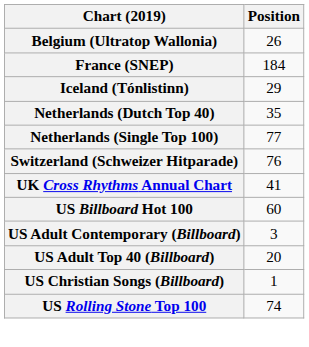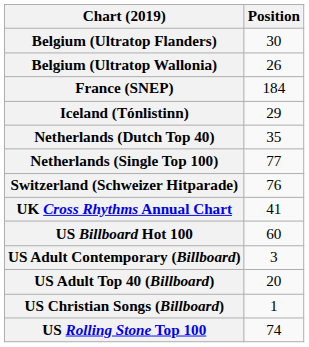+ row: (124, 40)
